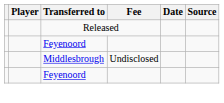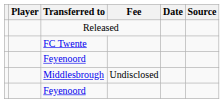+ row: (65, 43)
